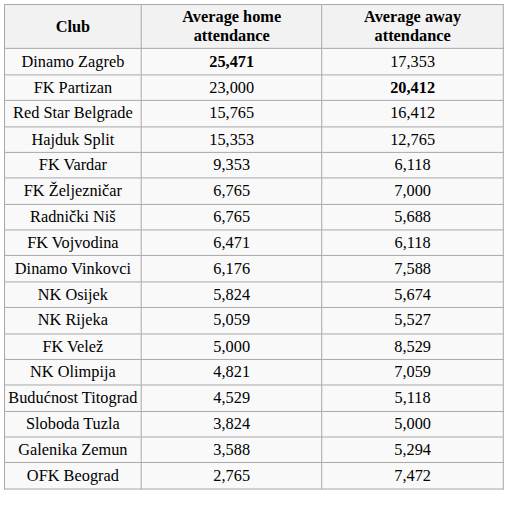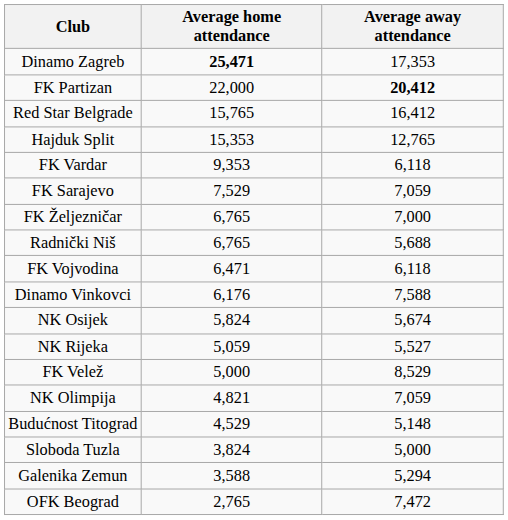(232, 87) 23,000 -> (232, 87) 22,000
+ row: (73, 191)
(413, 398) 5,118 -> (413, 424) 5,148
